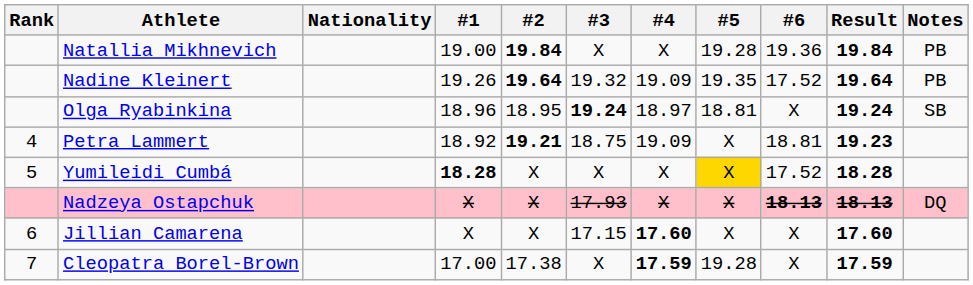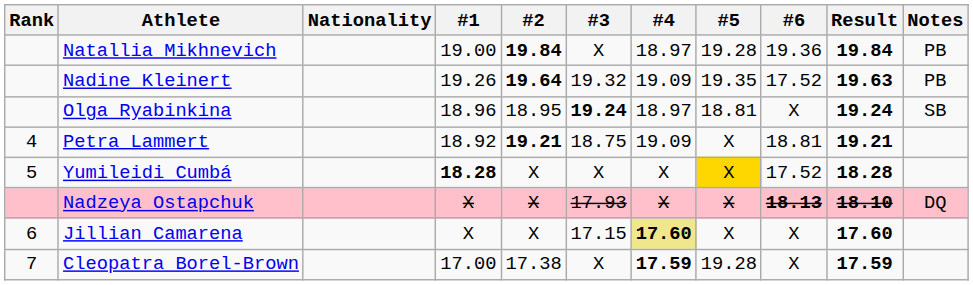(664, 50) X -> (664, 50) 18.97
(865, 81) 19.64 -> (865, 81) 19.63
(865, 142) 19.23 -> (865, 142) 19.21
(865, 203) 18.13 -> (865, 203) 18.10
(664, 234) no background -> (664, 234) khaki background
